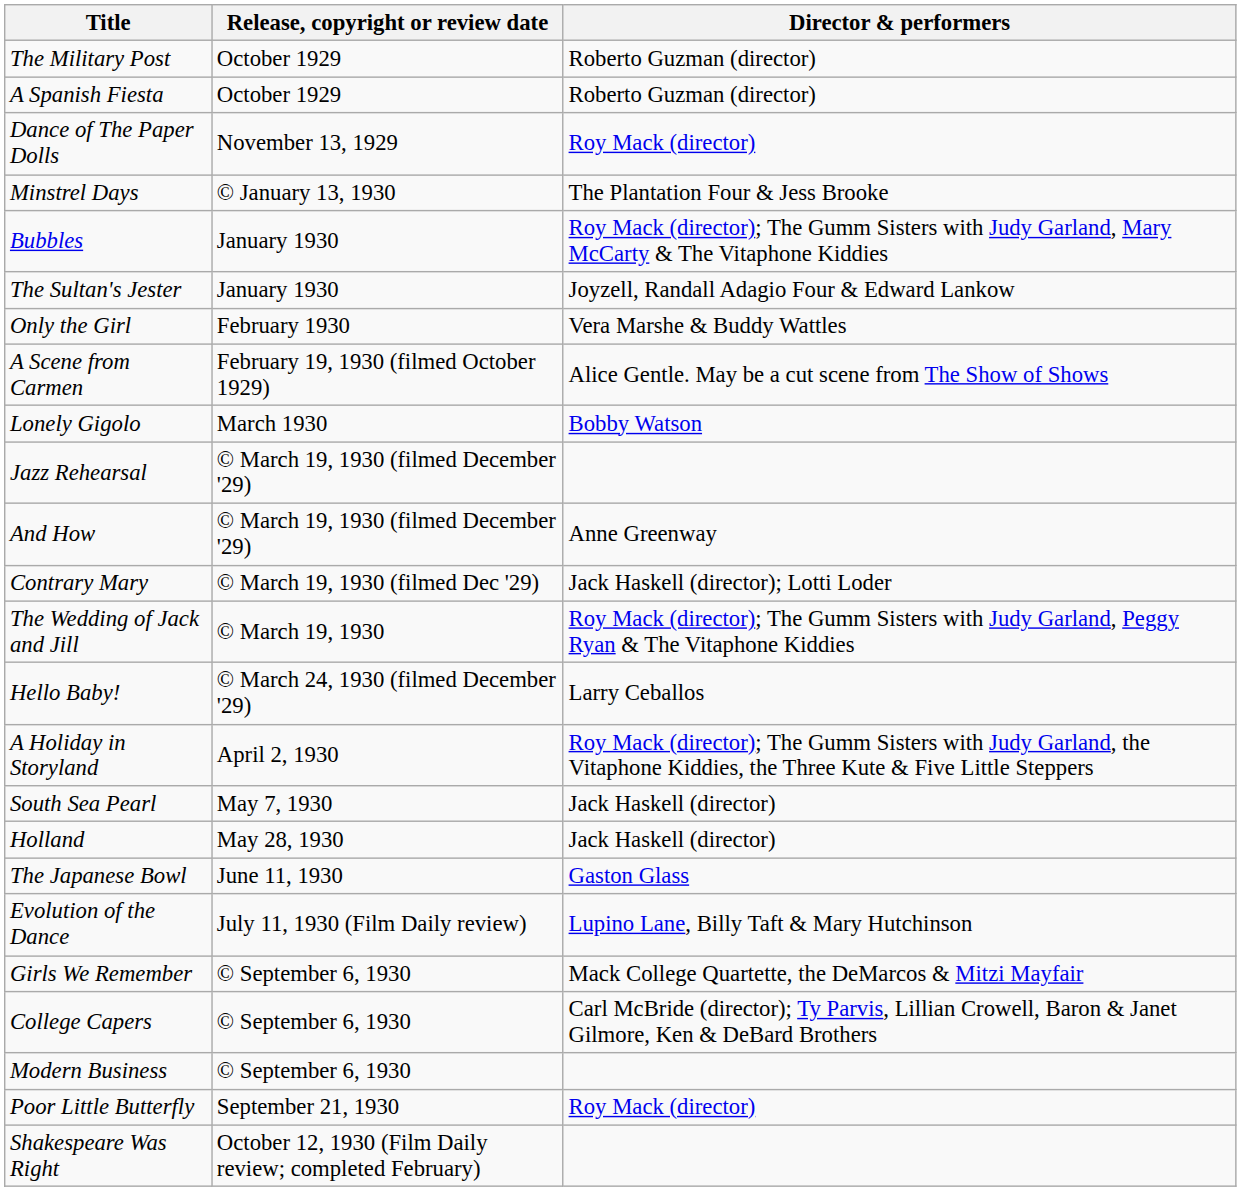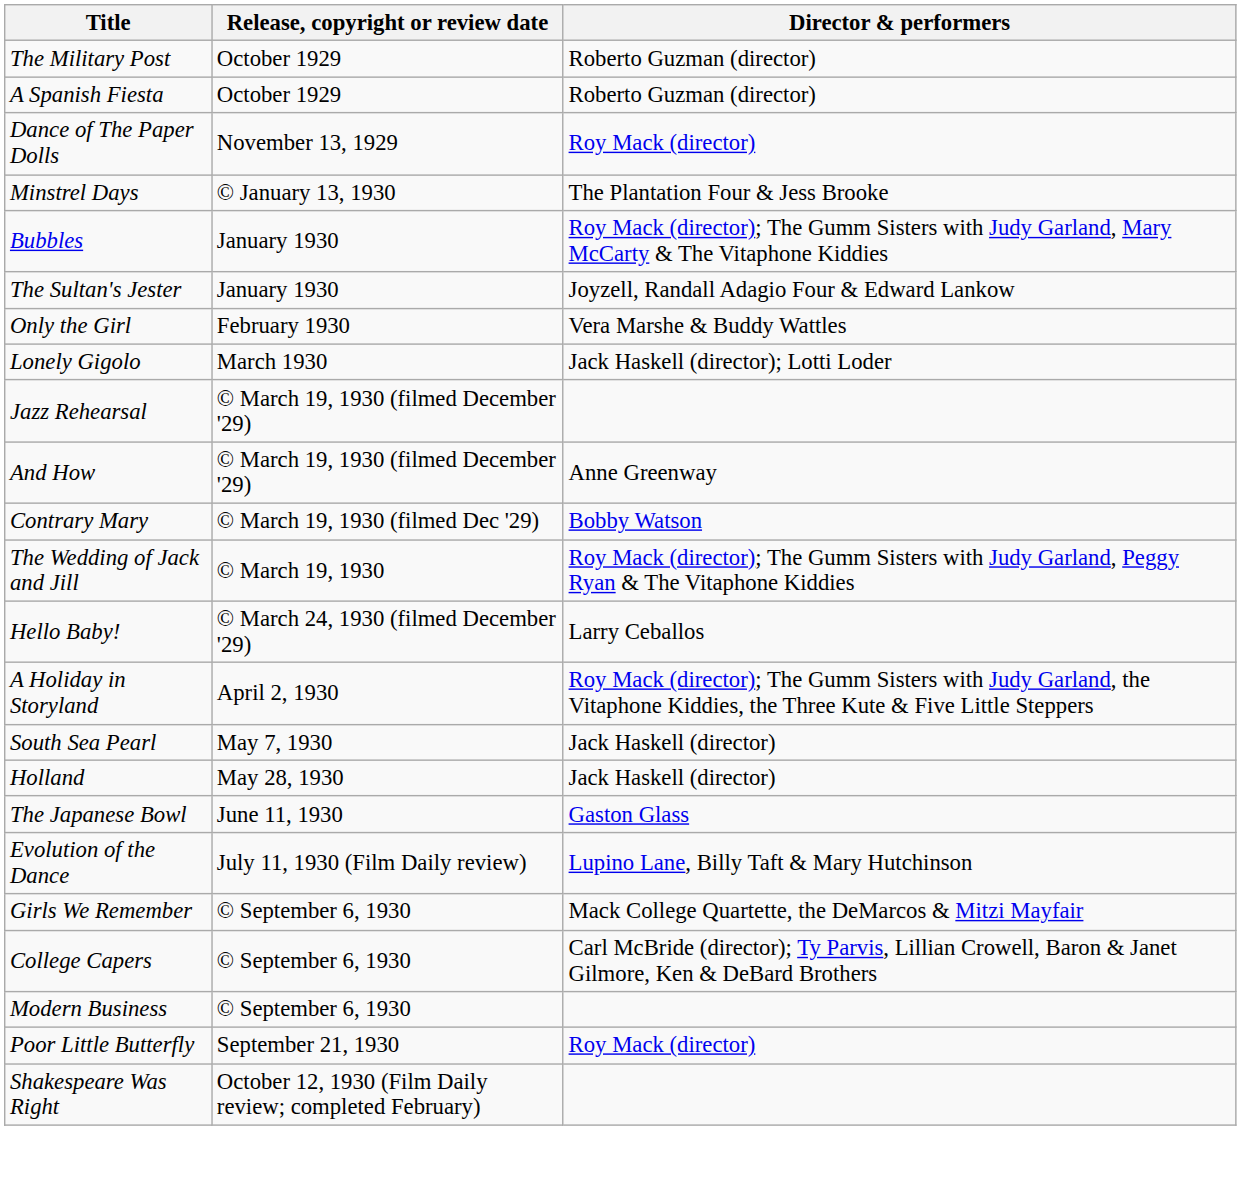- row: (70, 374)
(635, 423) Bobby Watson -> (730, 361) Jack Haskell (director); Lotti Loder
(730, 582) Jack Haskell (director); Lotti Loder -> (635, 521) Bobby Watson
